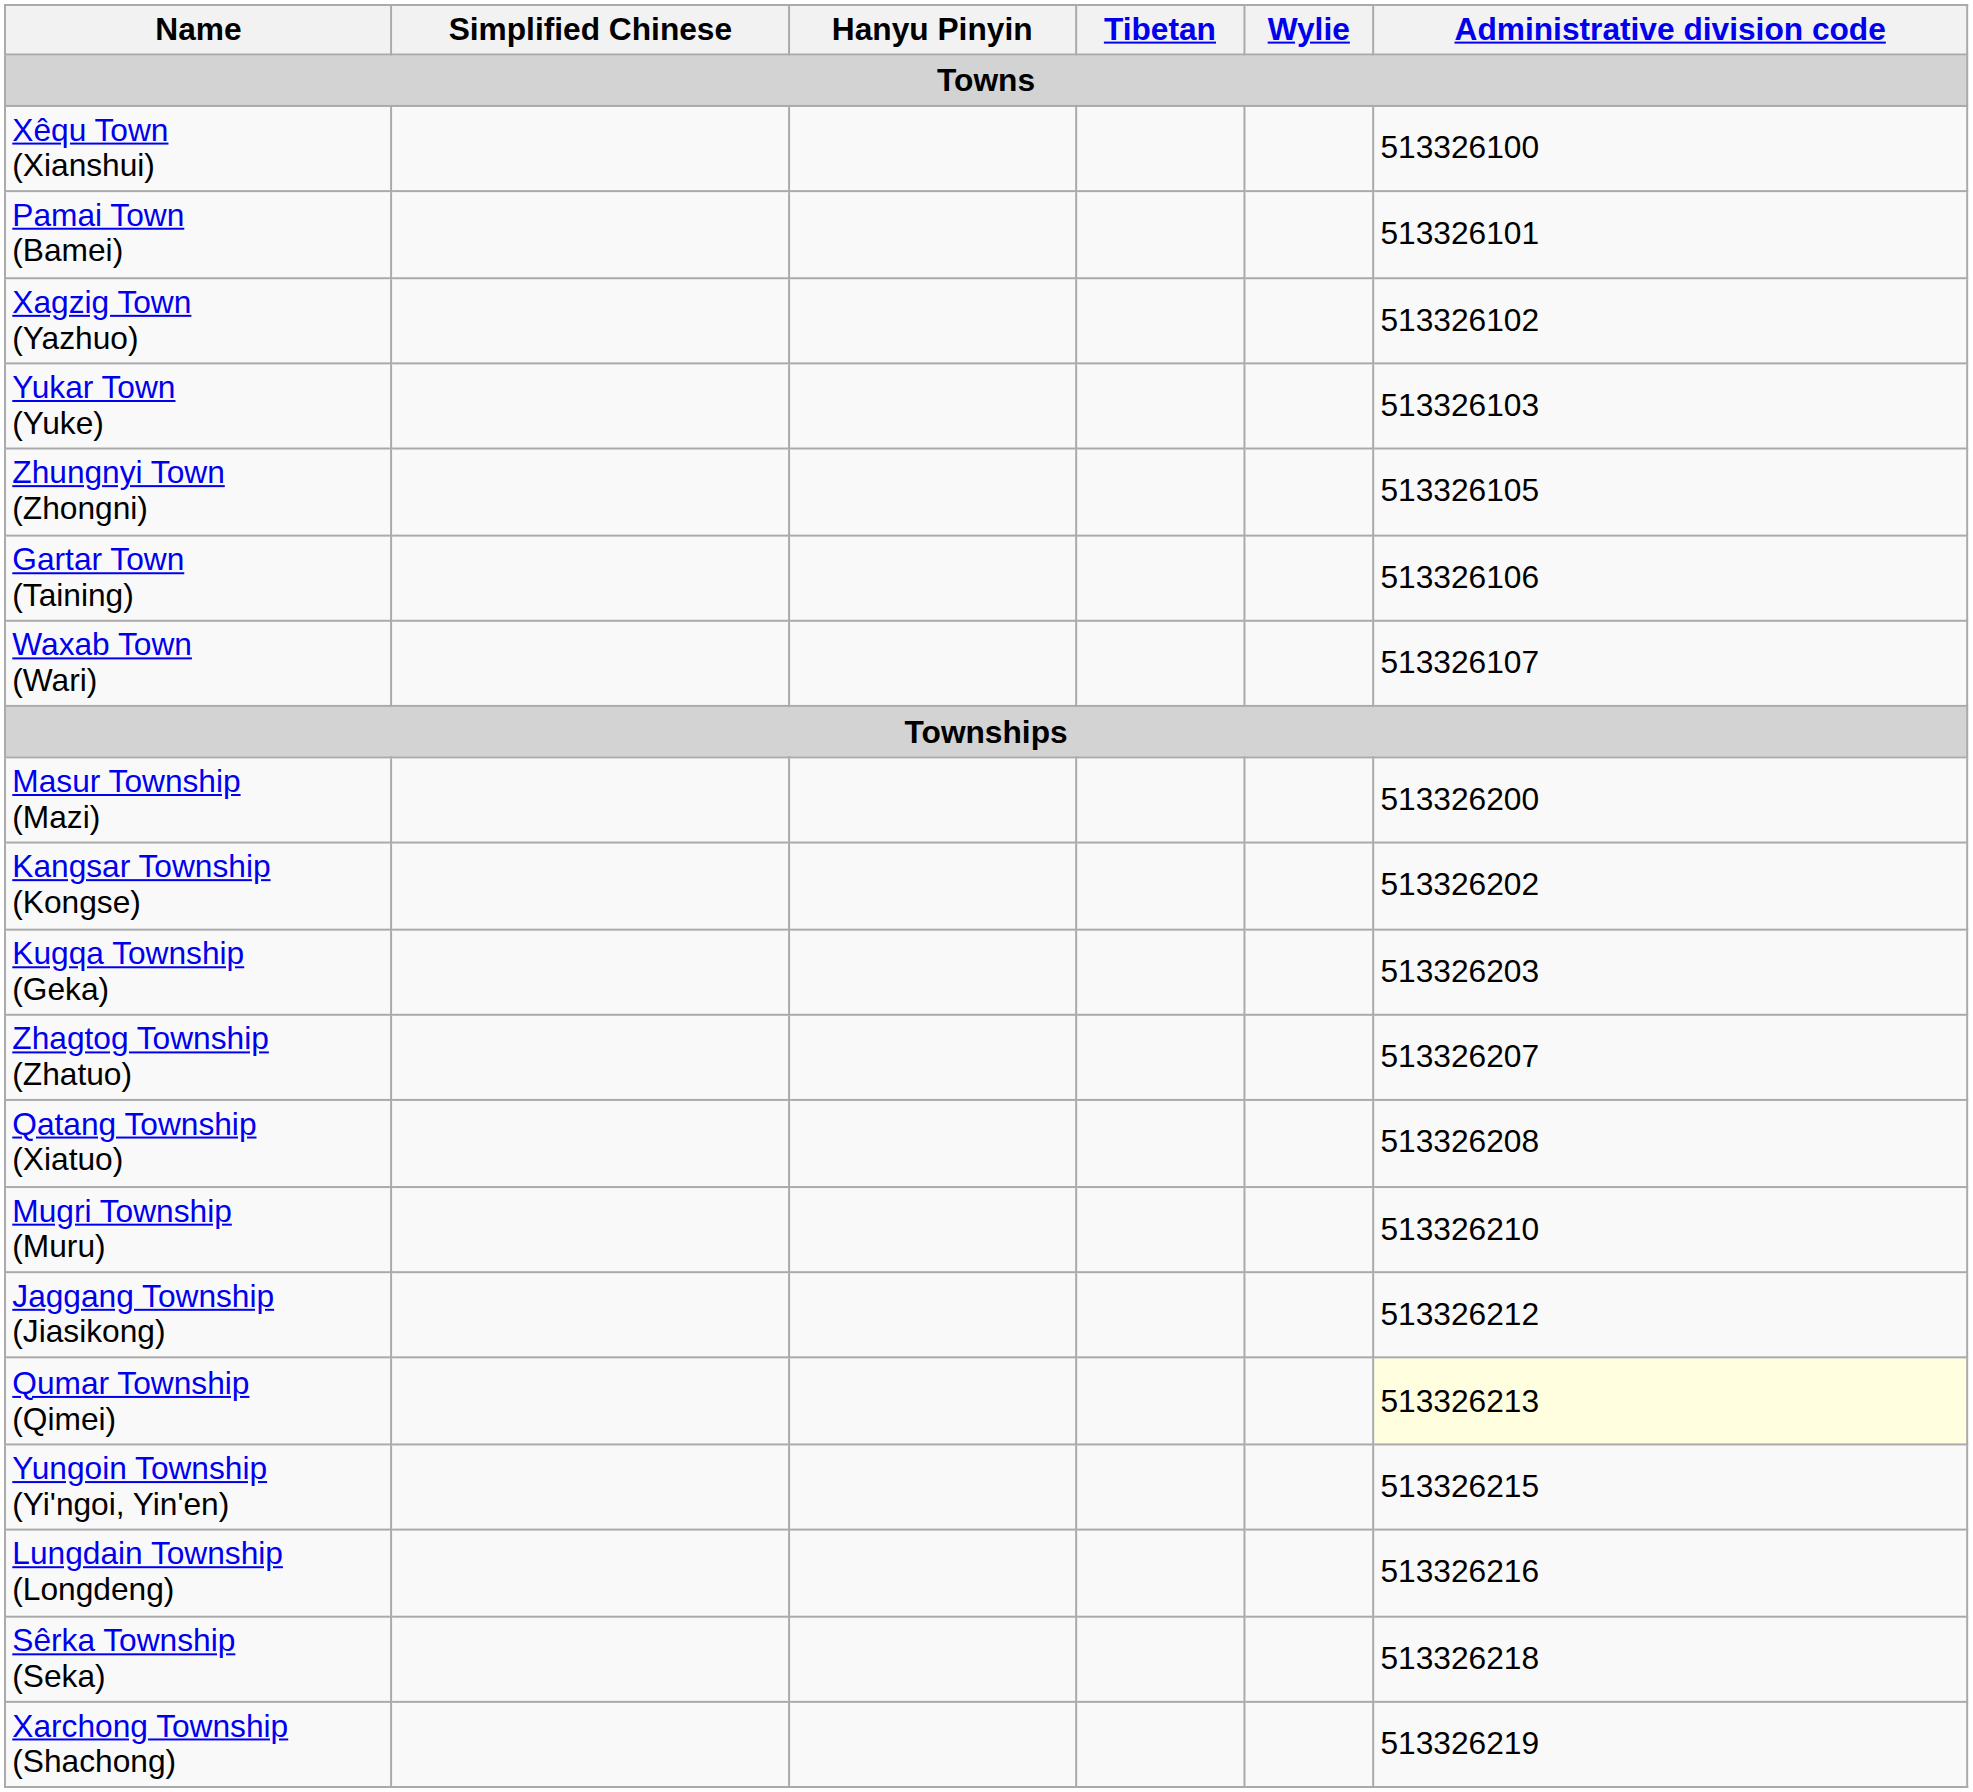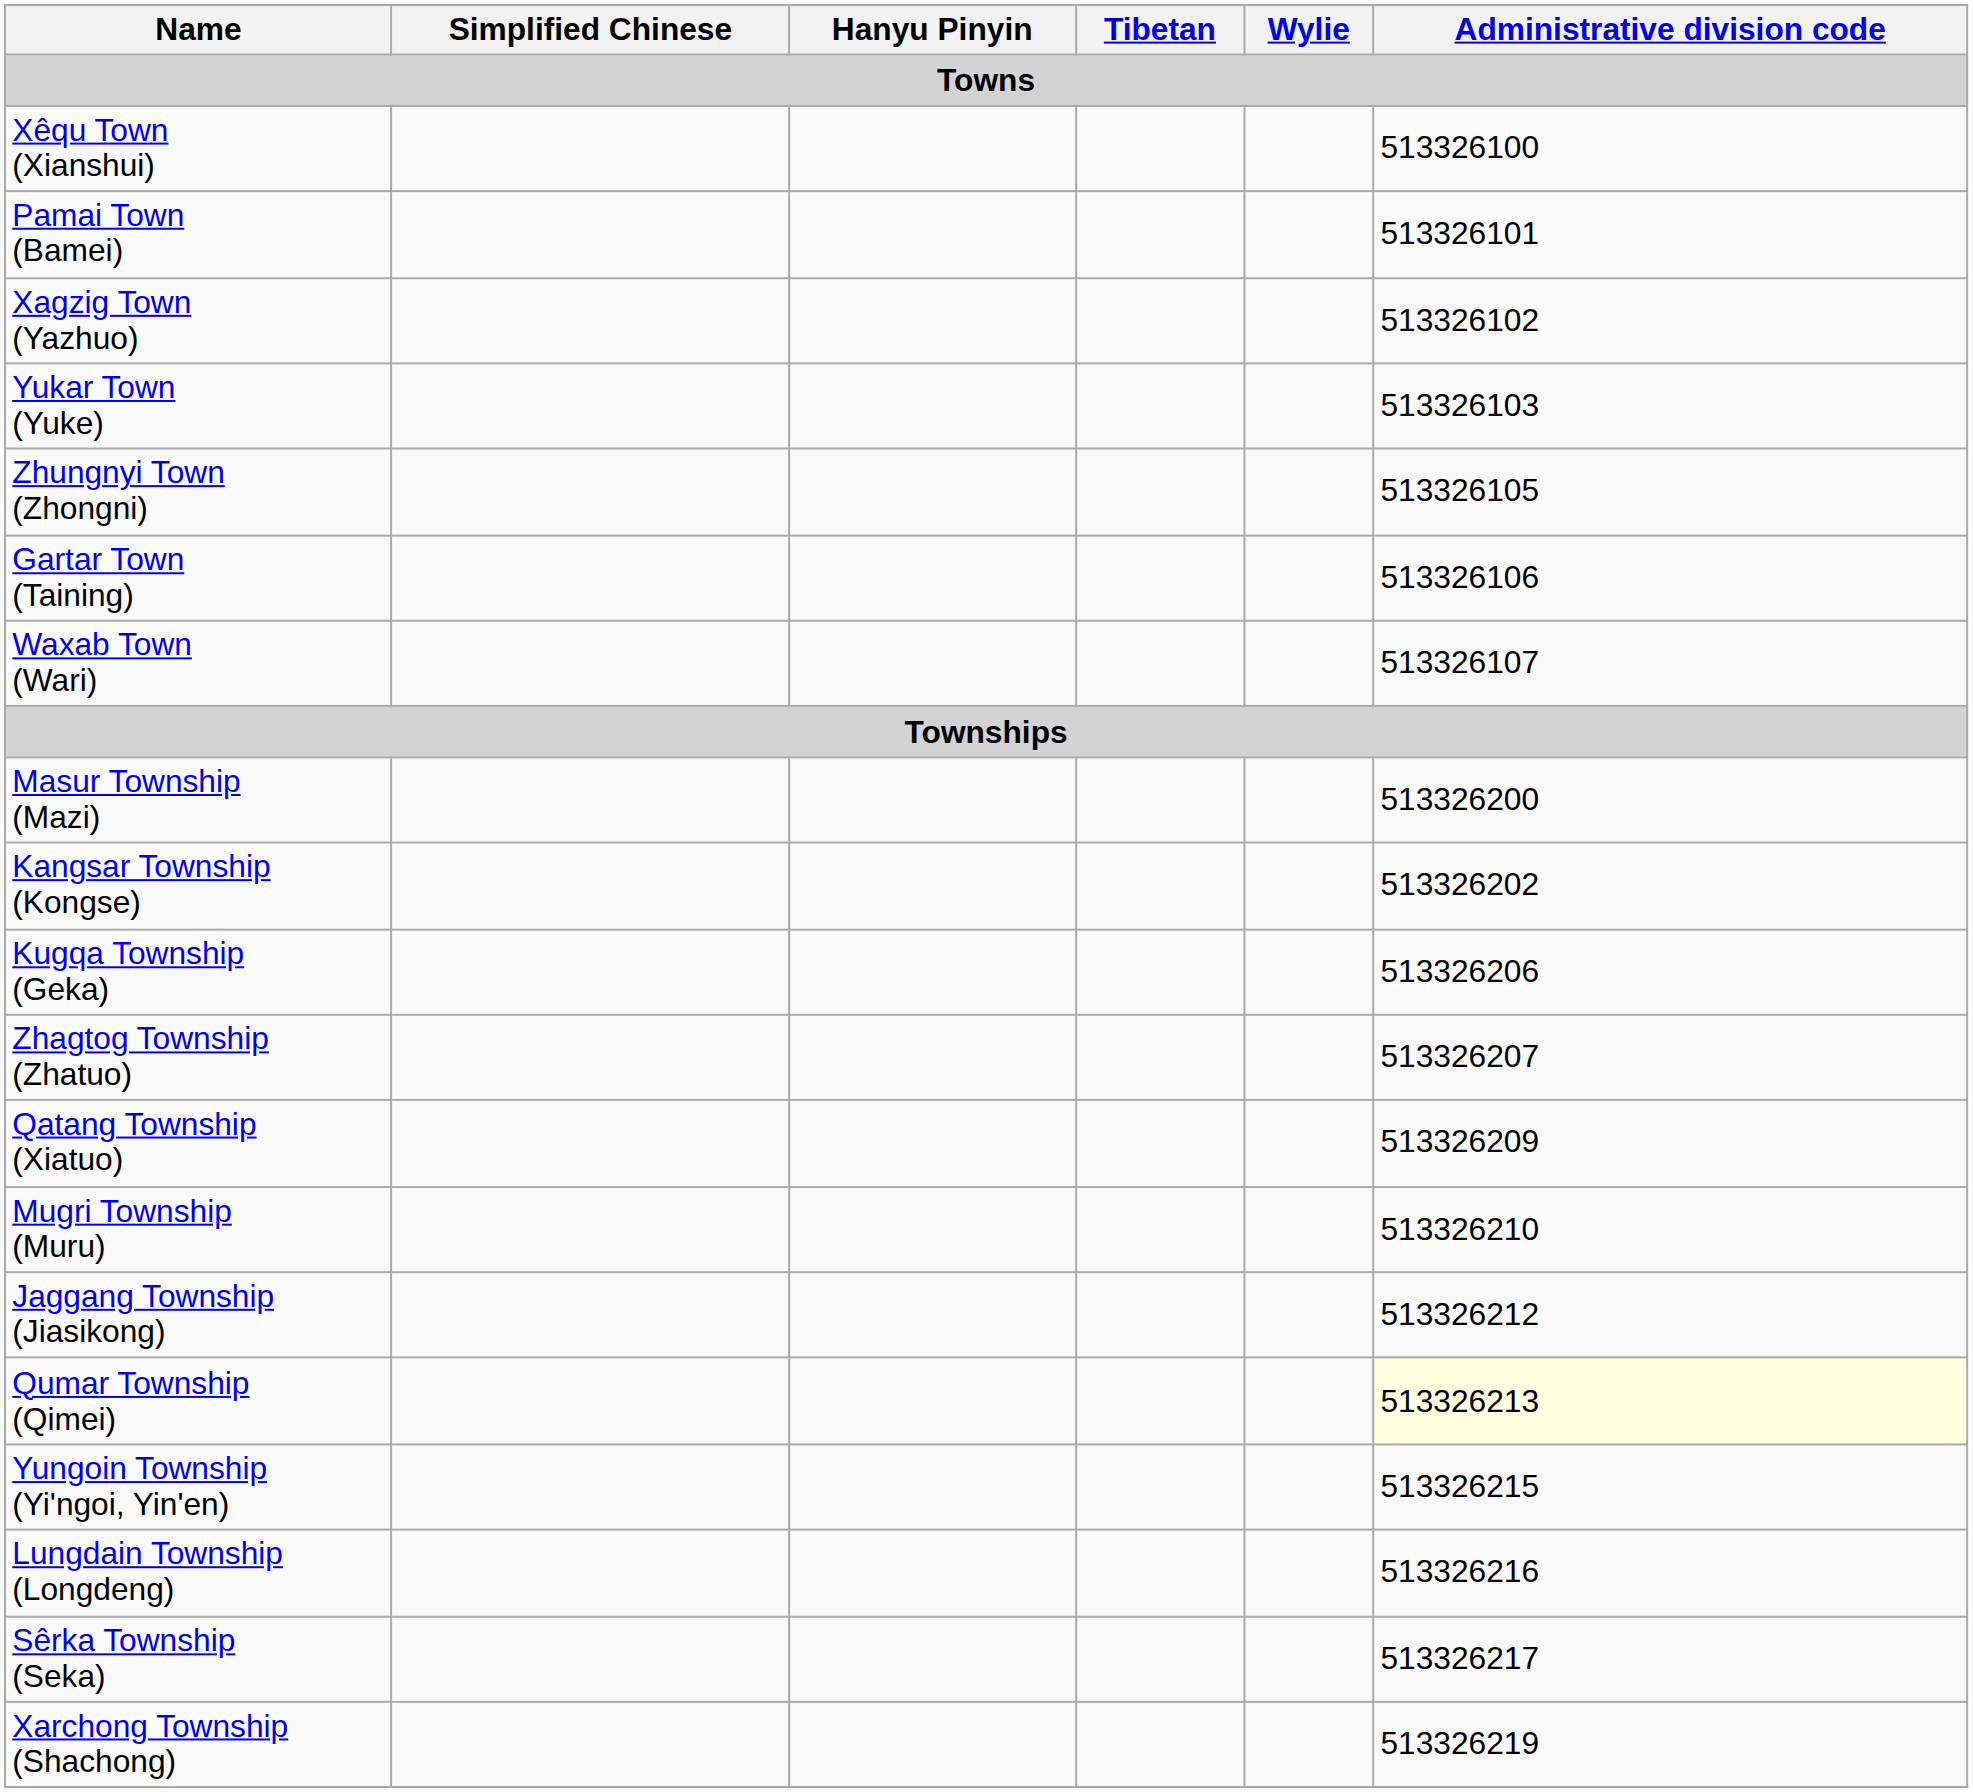(1460, 971) 513326203 -> (1460, 971) 513326206
(1460, 1142) 513326208 -> (1460, 1142) 513326209
(1460, 1658) 513326218 -> (1460, 1658) 513326217
